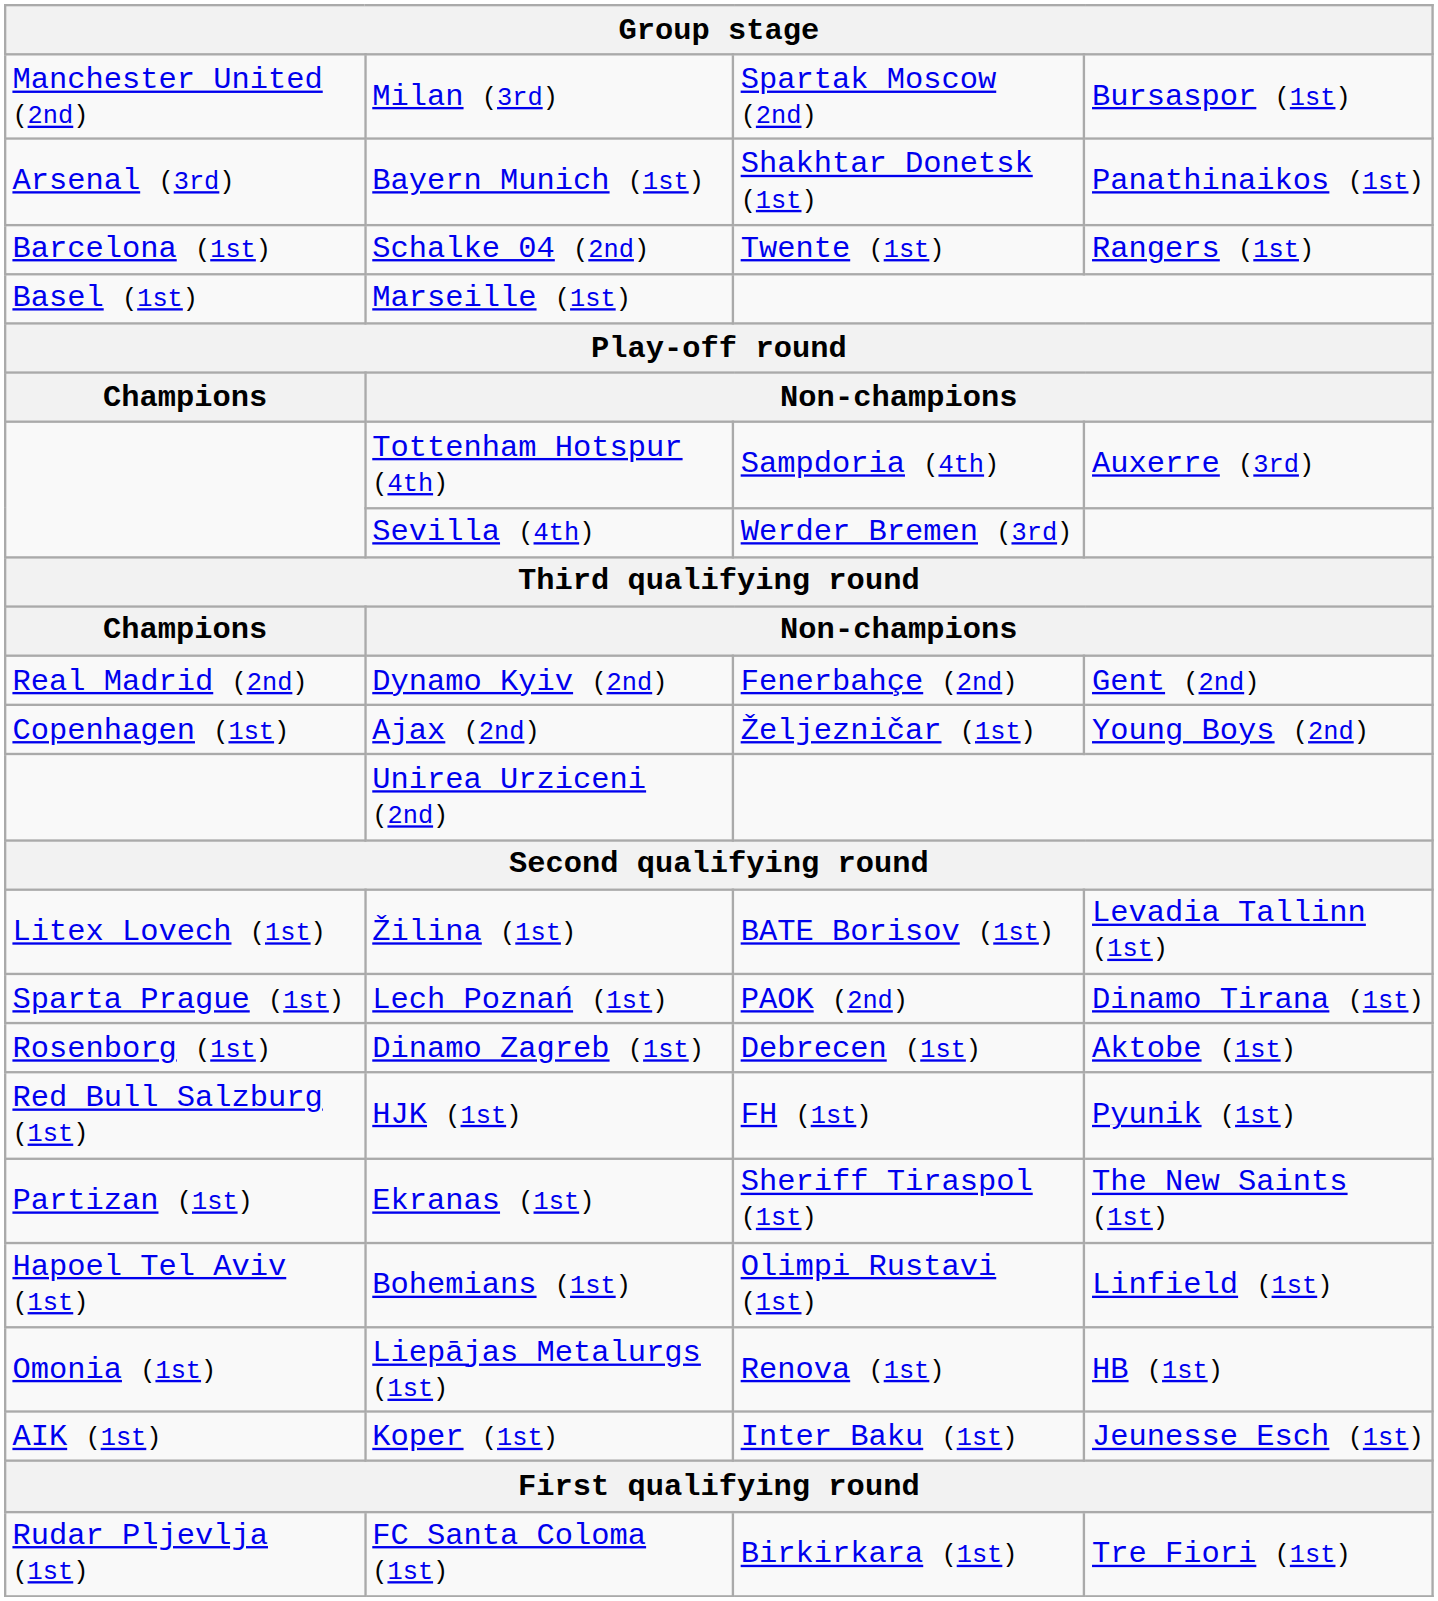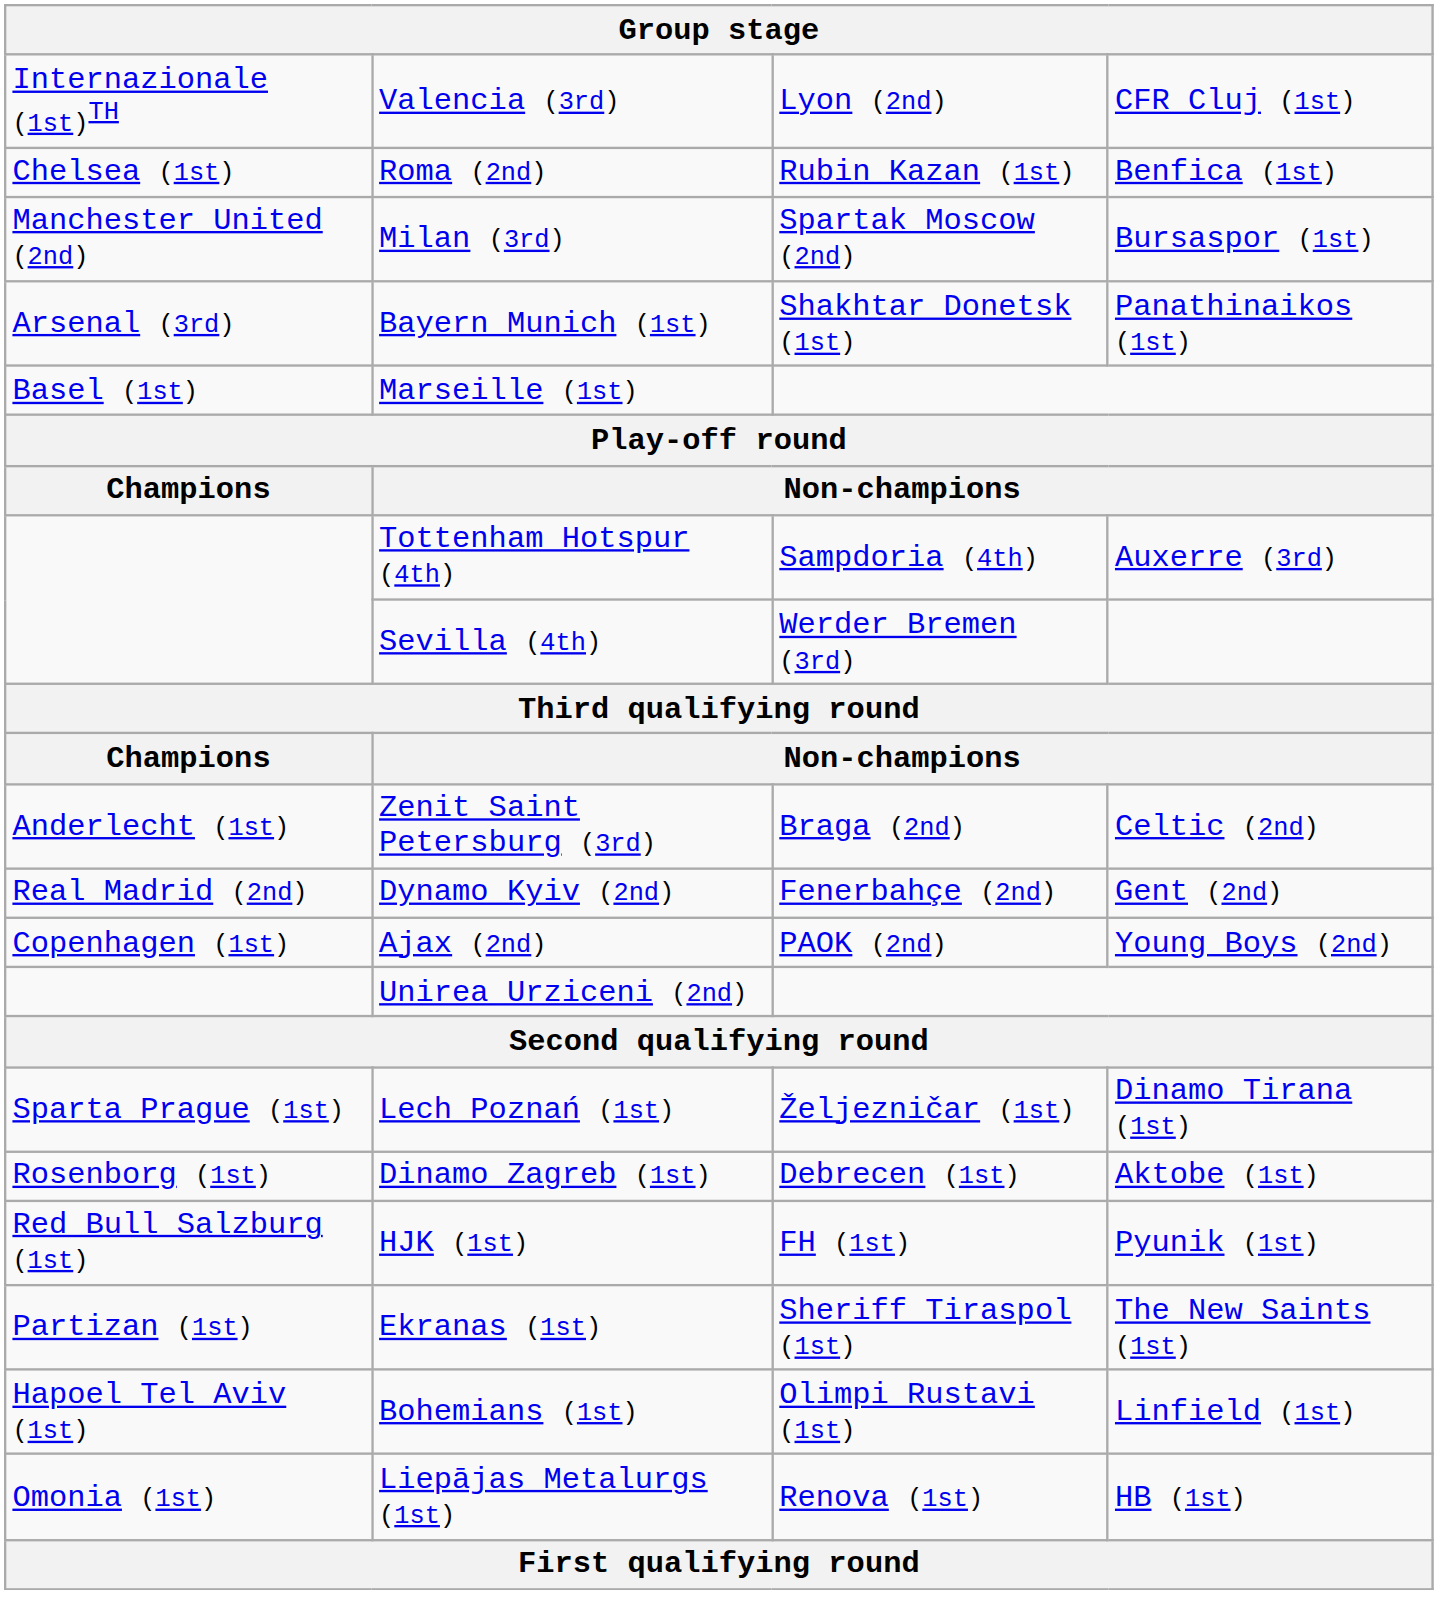+ row: (499, 101)
+ row: (463, 172)
- row: (511, 249)
+ row: (518, 826)
(888, 730) Željezničar (1st) -> (863, 942) PAOK (2nd)
- row: (474, 932)
(824, 999) PAOK (2nd) -> (927, 1109) Željezničar (1st)
- row: (465, 1437)
- row: (509, 1552)
